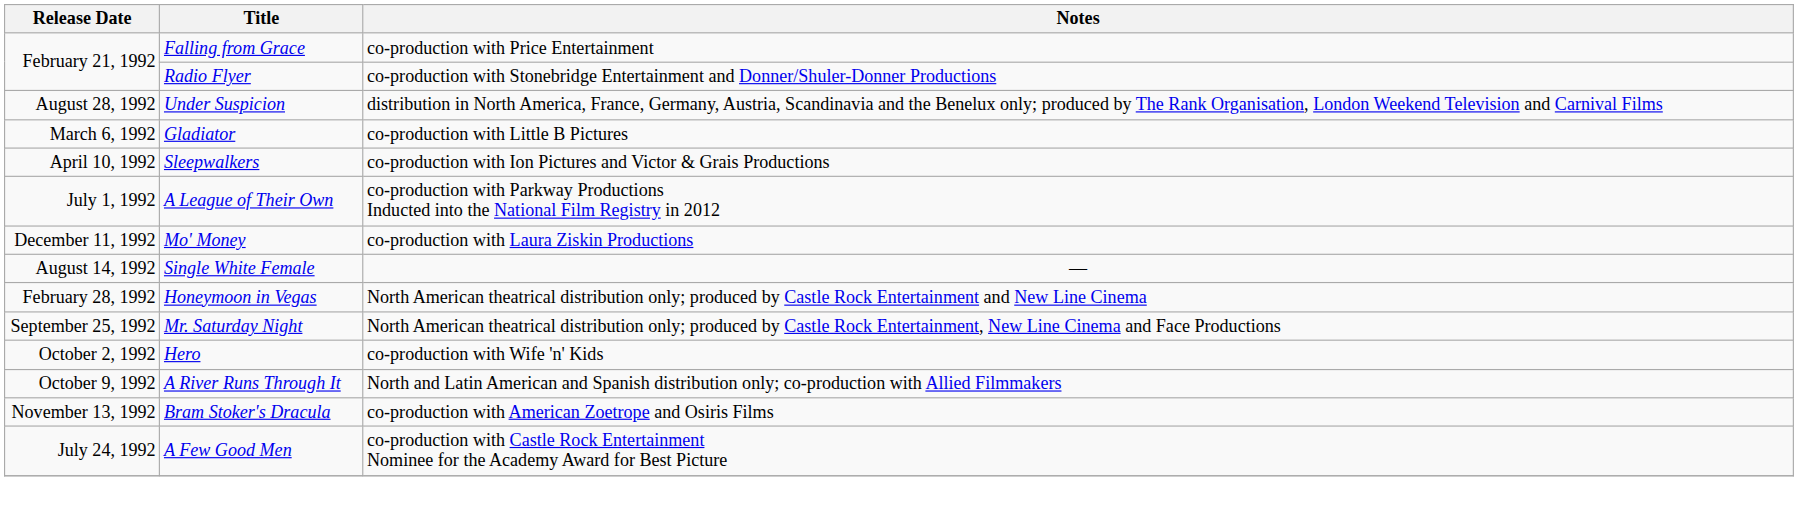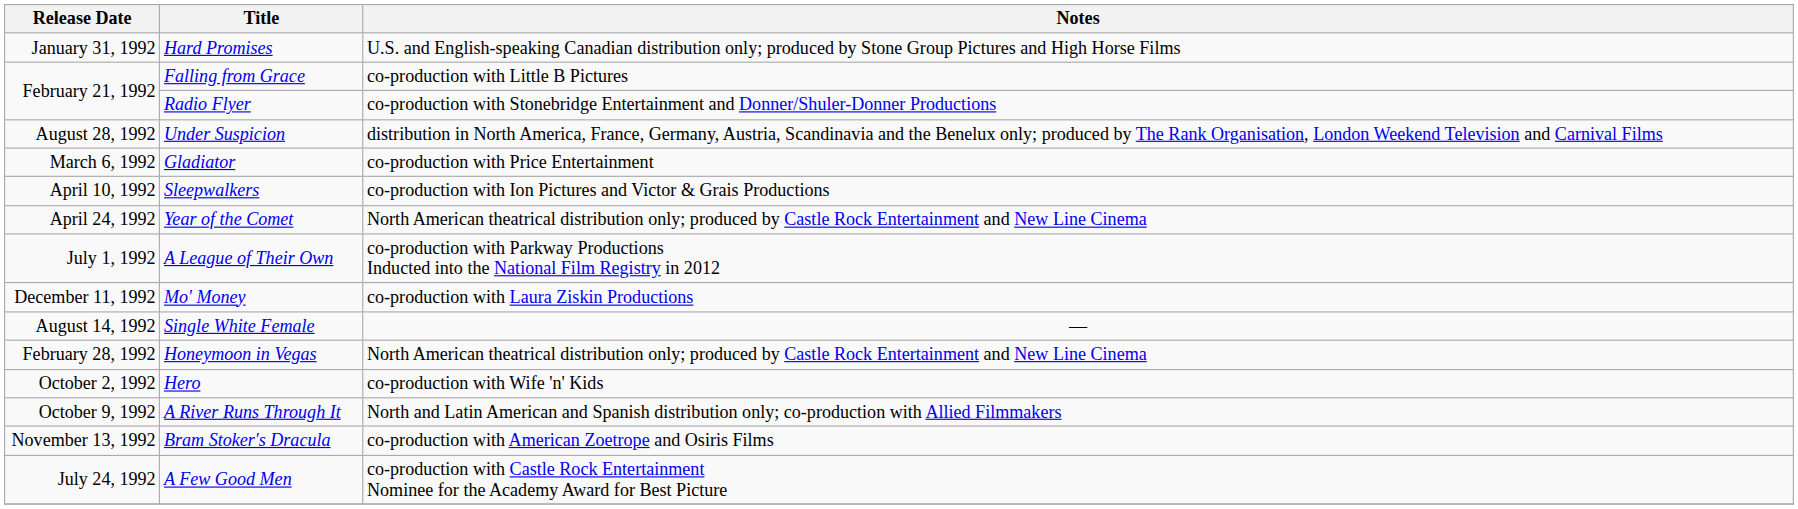+ row: (218, 47)
(510, 47) co-production with Price Entertainment -> (498, 76) co-production with Little B Pictures
(498, 133) co-production with Little B Pictures -> (510, 162) co-production with Price Entertainment
+ row: (229, 219)
- row: (233, 325)
